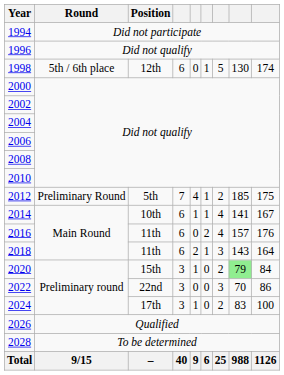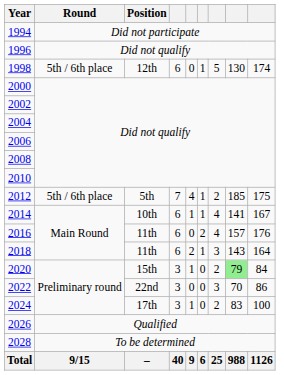(82, 196) Preliminary Round -> (80, 196) 5th / 6th place
